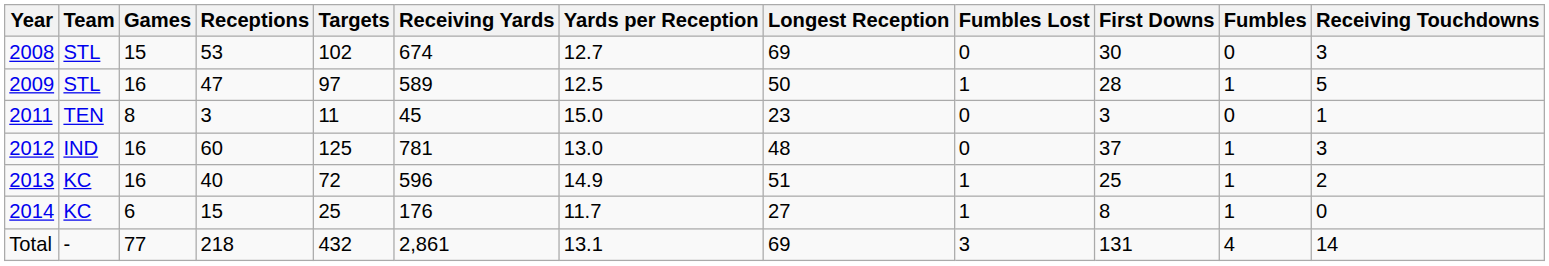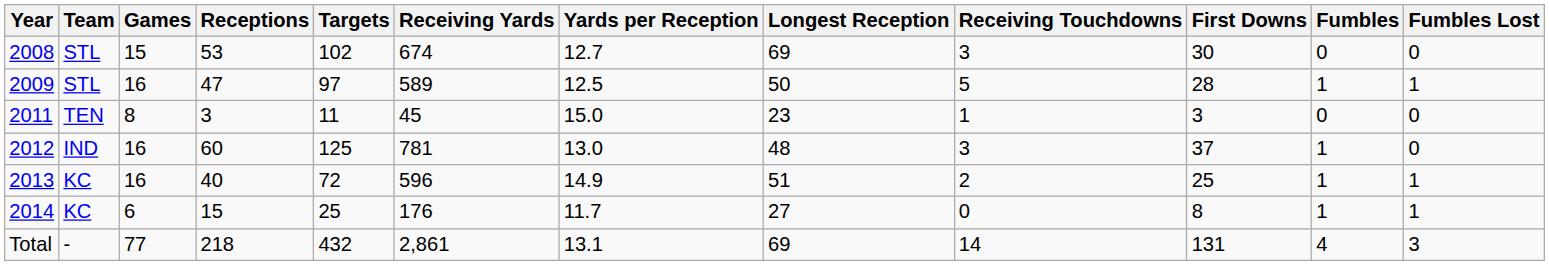columns swapped: (1428, 20) <-> (1024, 20)
